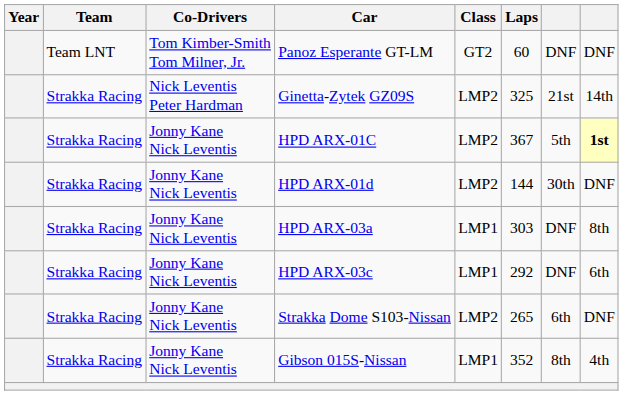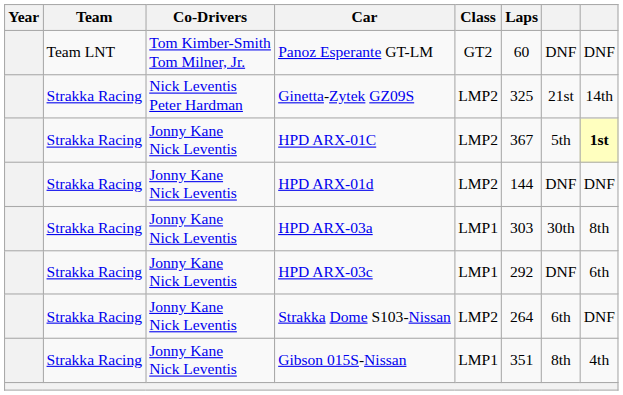(561, 184) 30th -> (561, 184) DNF
(561, 228) DNF -> (561, 228) 30th
(522, 316) 265 -> (522, 316) 264
(522, 360) 352 -> (522, 360) 351
